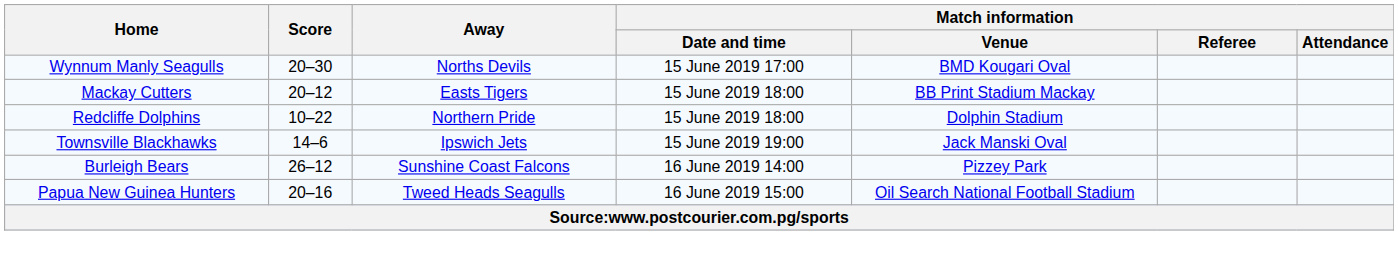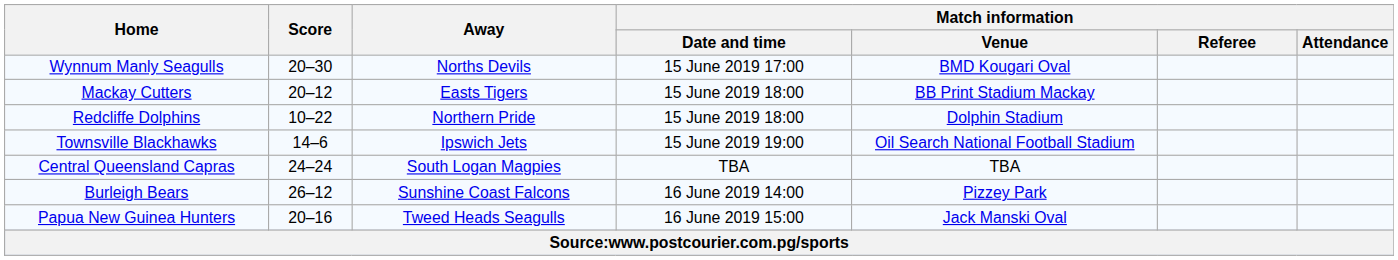(1005, 143) Jack Manski Oval -> (1005, 143) Oil Search National Football Stadium
+ row: (137, 168)
(1005, 193) Oil Search National Football Stadium -> (1005, 218) Jack Manski Oval
